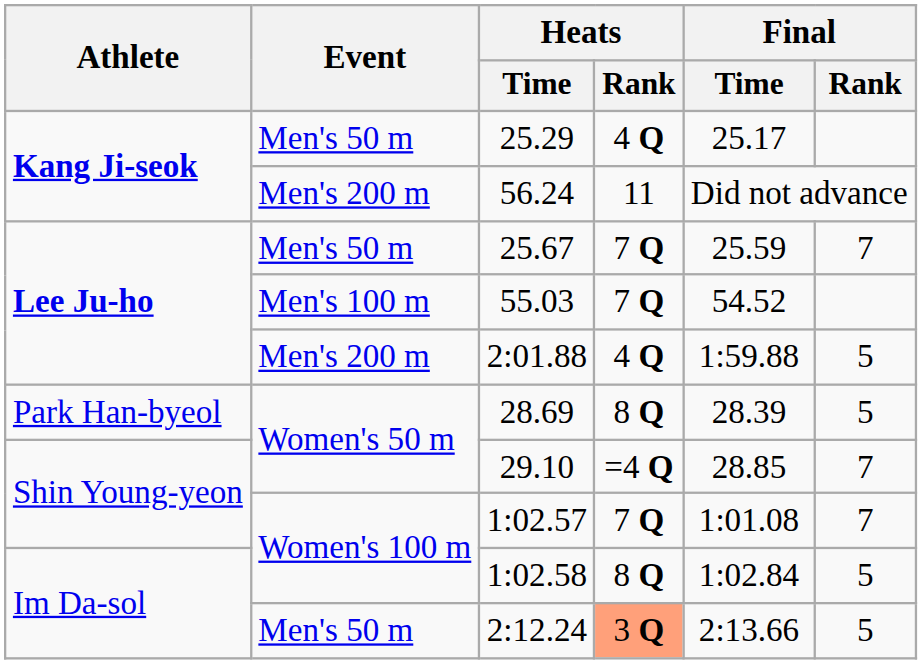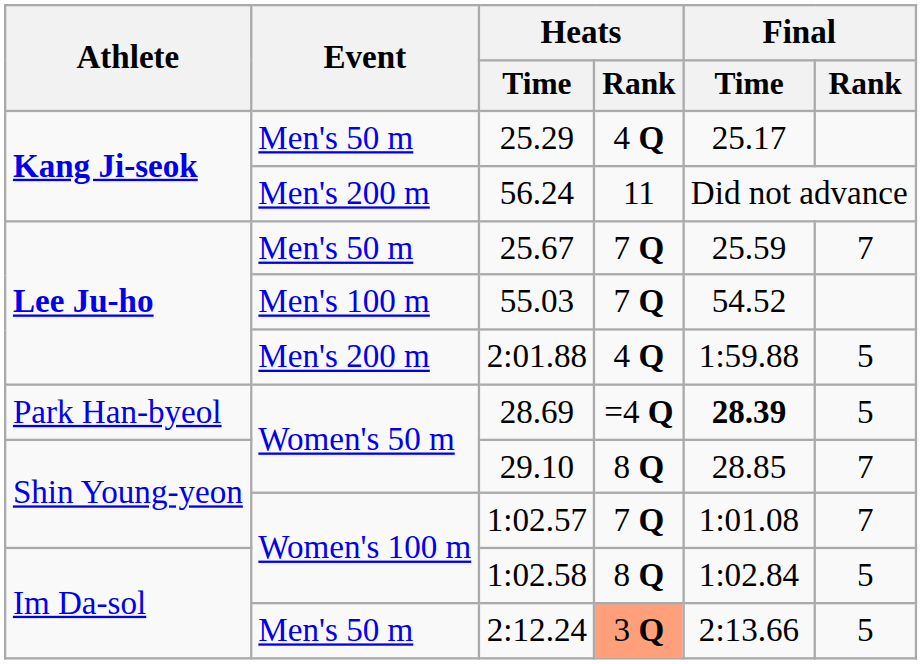(639, 411) 8 Q -> (639, 411) =4 Q
(749, 411) normal -> (749, 411) bold
(639, 466) =4 Q -> (639, 466) 8 Q
